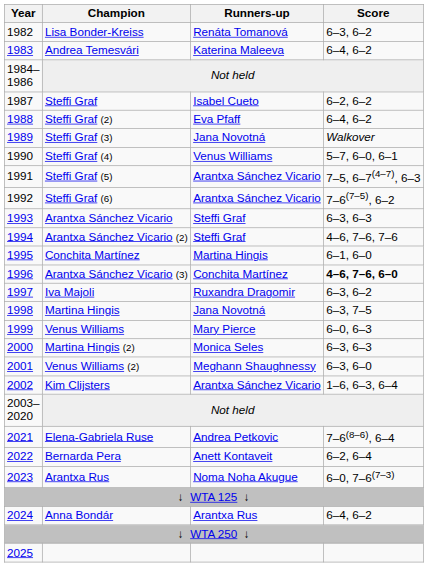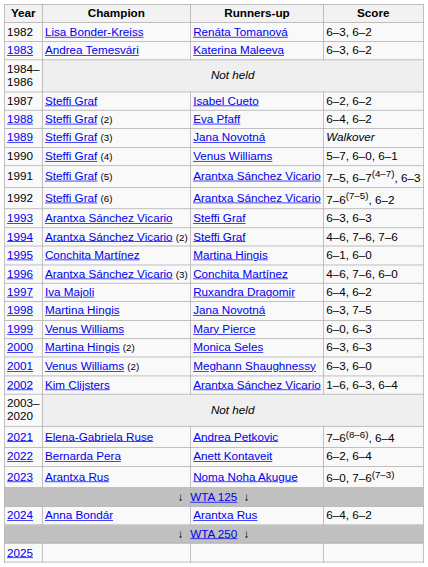(349, 50) 6–4, 6–2 -> (349, 50) 6–3, 6–2
(362, 274) bold -> (362, 274) normal
(349, 292) 6–3, 6–2 -> (349, 292) 6–4, 6–2
